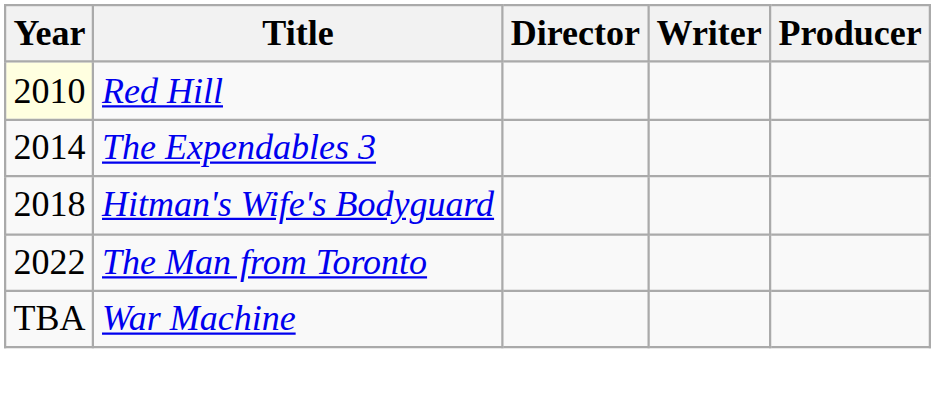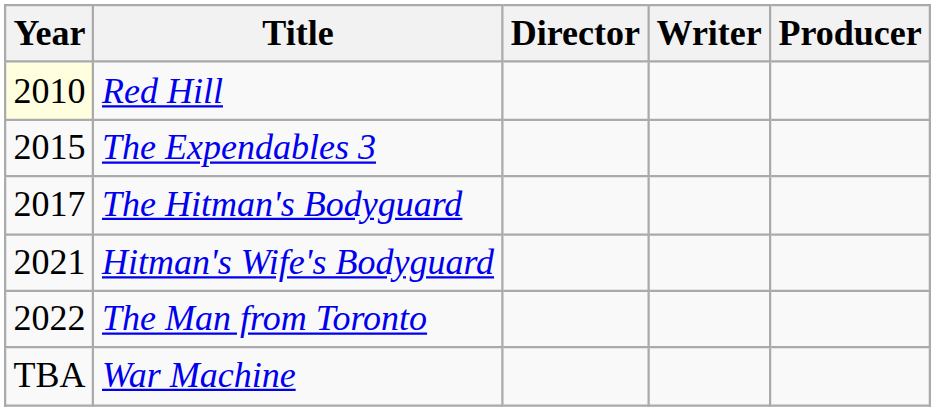(49, 147) 2014 -> (49, 147) 2015
+ row: (282, 204)
(49, 204) 2018 -> (49, 261) 2021
